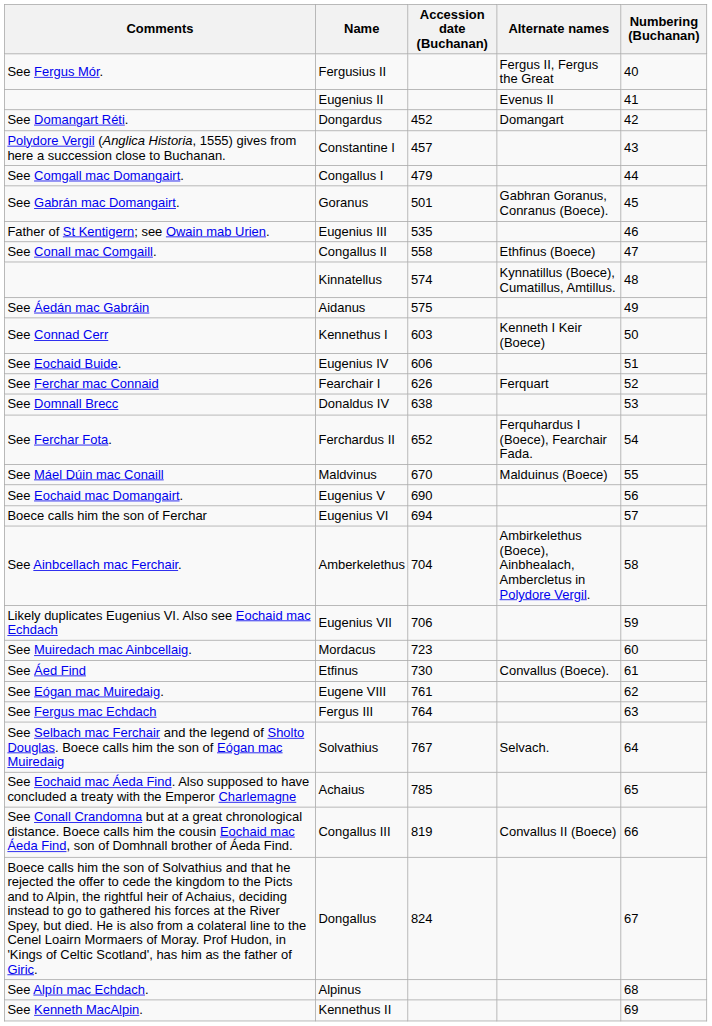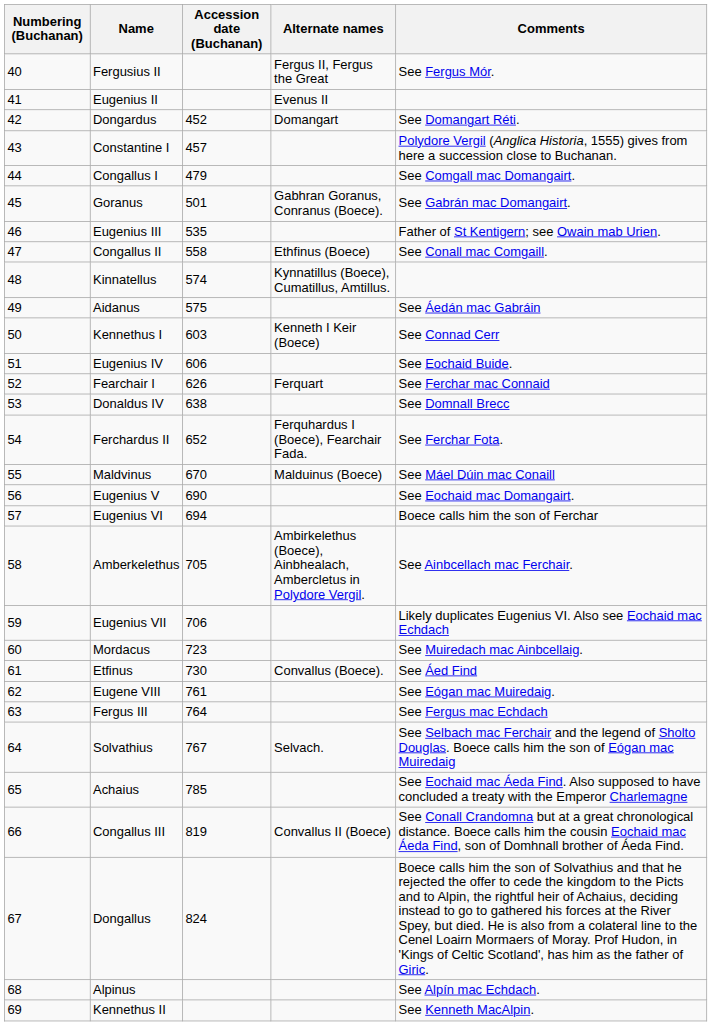columns swapped: (664, 29) <-> (160, 29)
(422, 565) 704 -> (196, 565) 705
